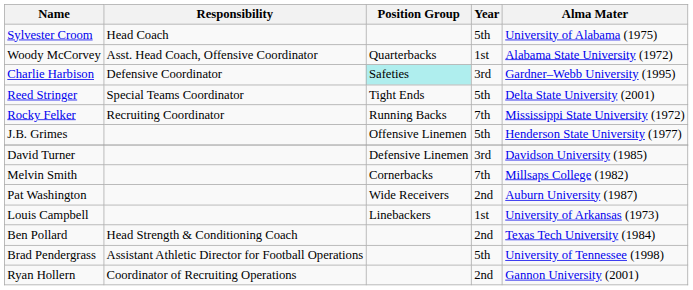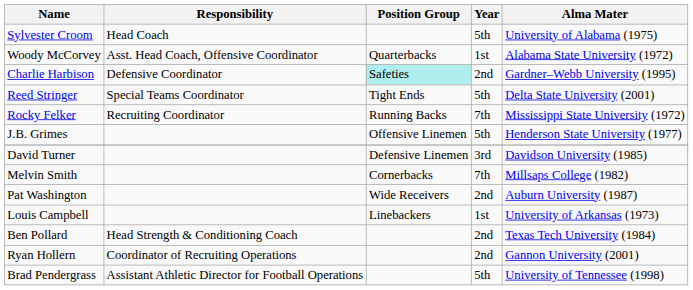(483, 74) 3rd -> (484, 74) 2nd
rows swapped: (52, 255) <-> (41, 275)
